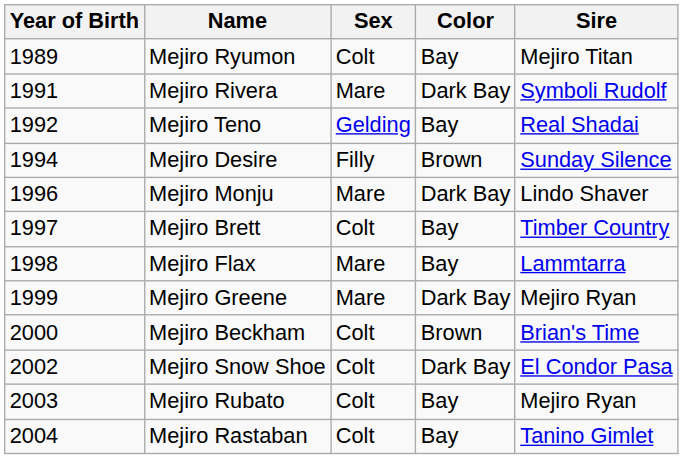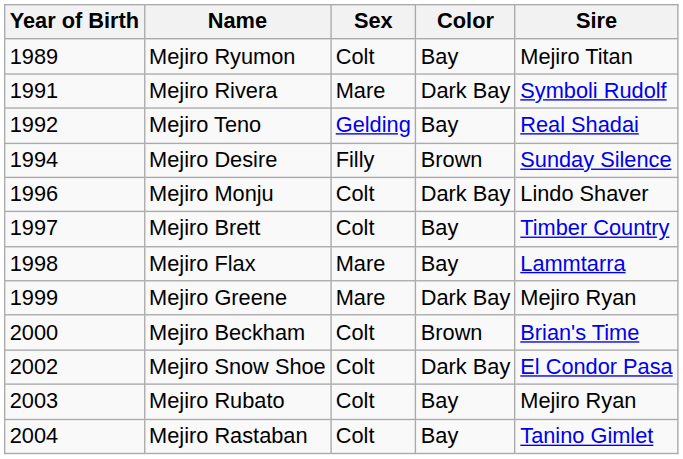(361, 194) Mare -> (355, 194) Colt
